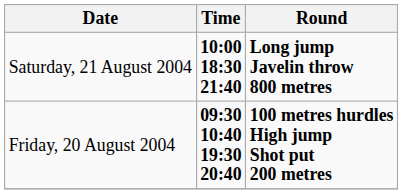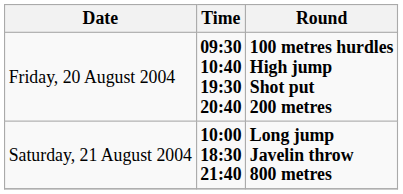rows swapped: (92, 144) <-> (100, 66)
